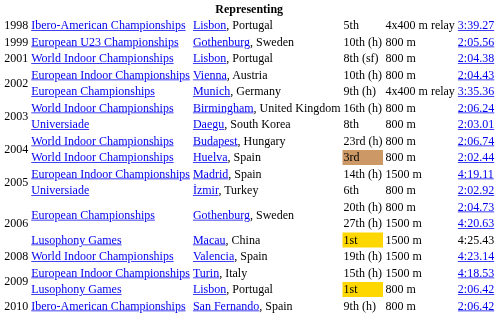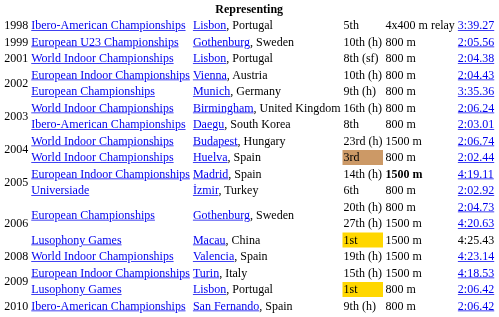(420, 91) 4x400 m relay -> (401, 91) 800 m
(60, 124) Universiade -> (108, 124) Ibero-American Championships
(401, 141) 800 m -> (404, 141) 1500 m
(404, 174) normal -> (404, 174) bold
